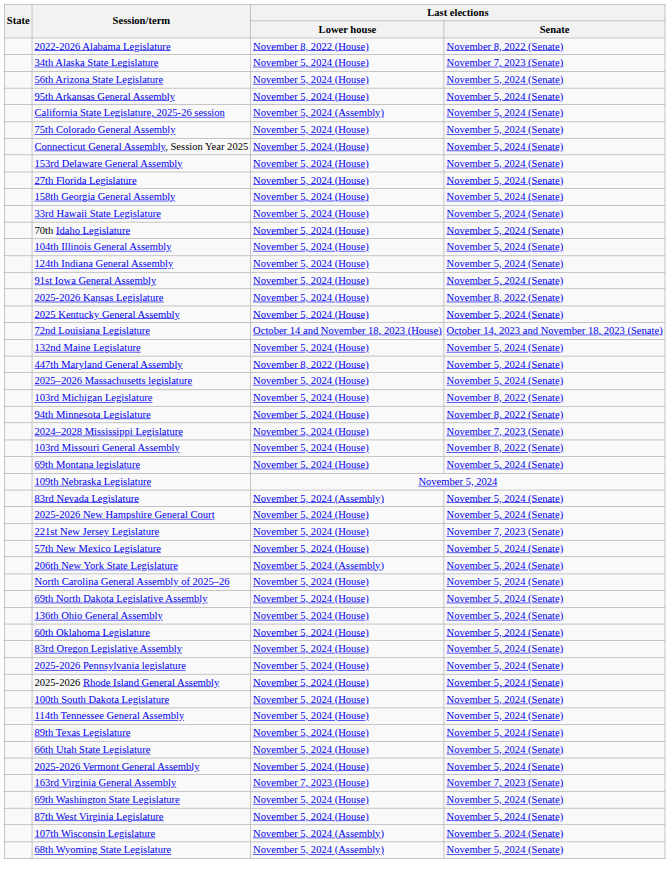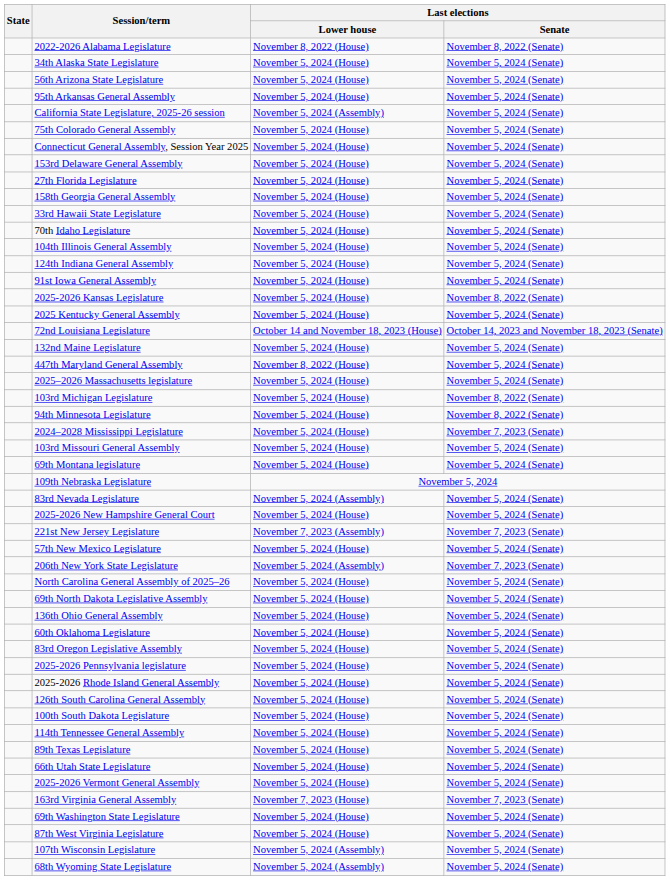(505, 63) November 7, 2023 (Senate) -> (505, 63) November 5, 2024 (Senate)
(505, 448) November 8, 2022 (Senate) -> (505, 448) November 5, 2024 (Senate)
(311, 532) November 5, 2024 (House) -> (319, 532) November 7, 2023 (Assembly)
(505, 565) November 5, 2024 (Senate) -> (505, 565) November 7, 2023 (Senate)
+ row: (120, 699)
